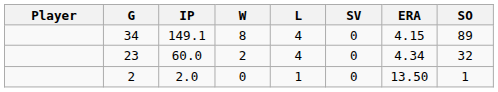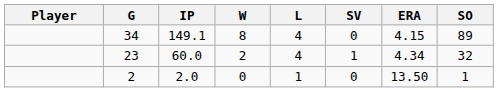(354, 56) 0 -> (354, 56) 1
